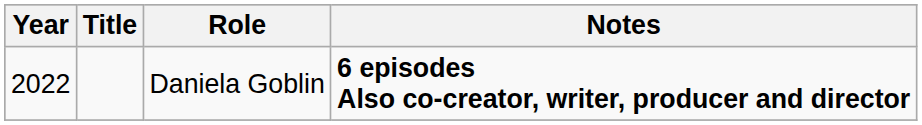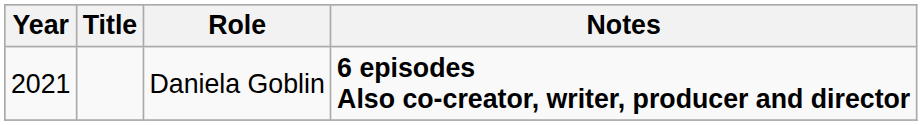(41, 83) 2022 -> (41, 83) 2021
